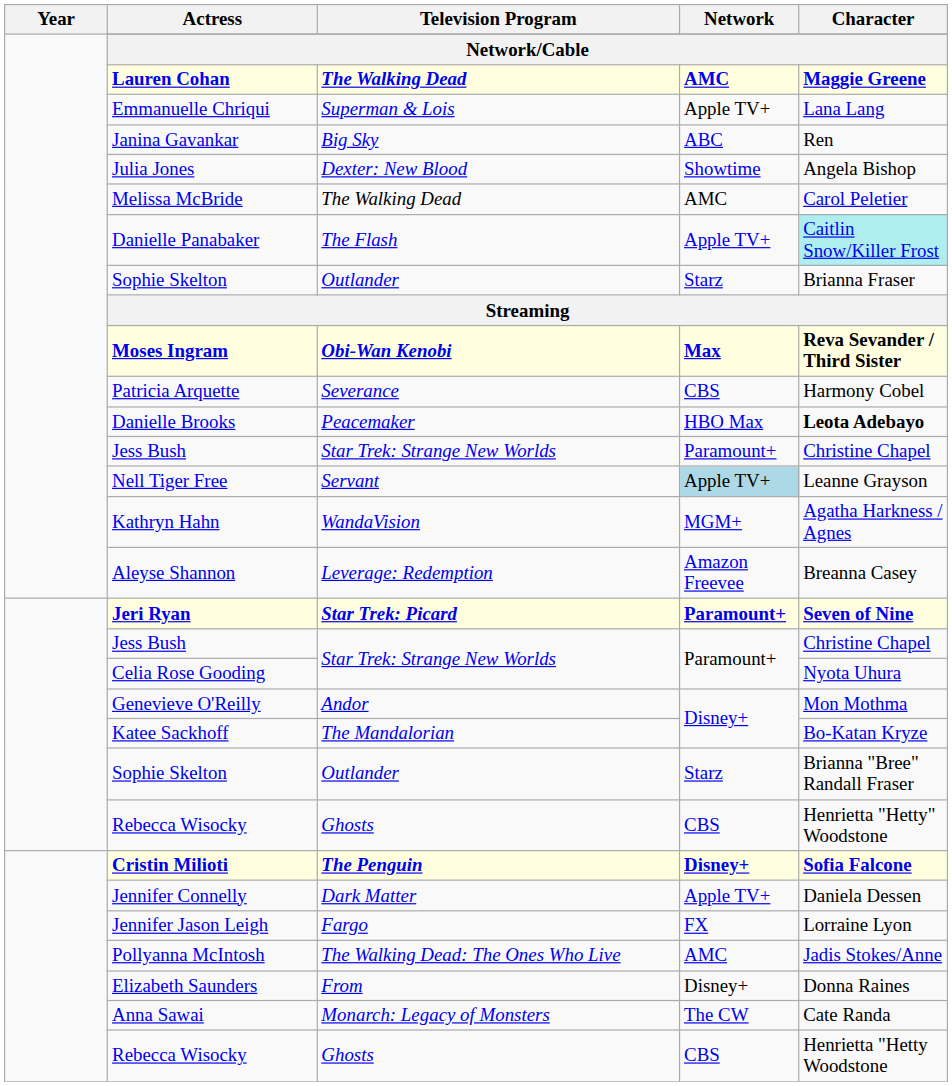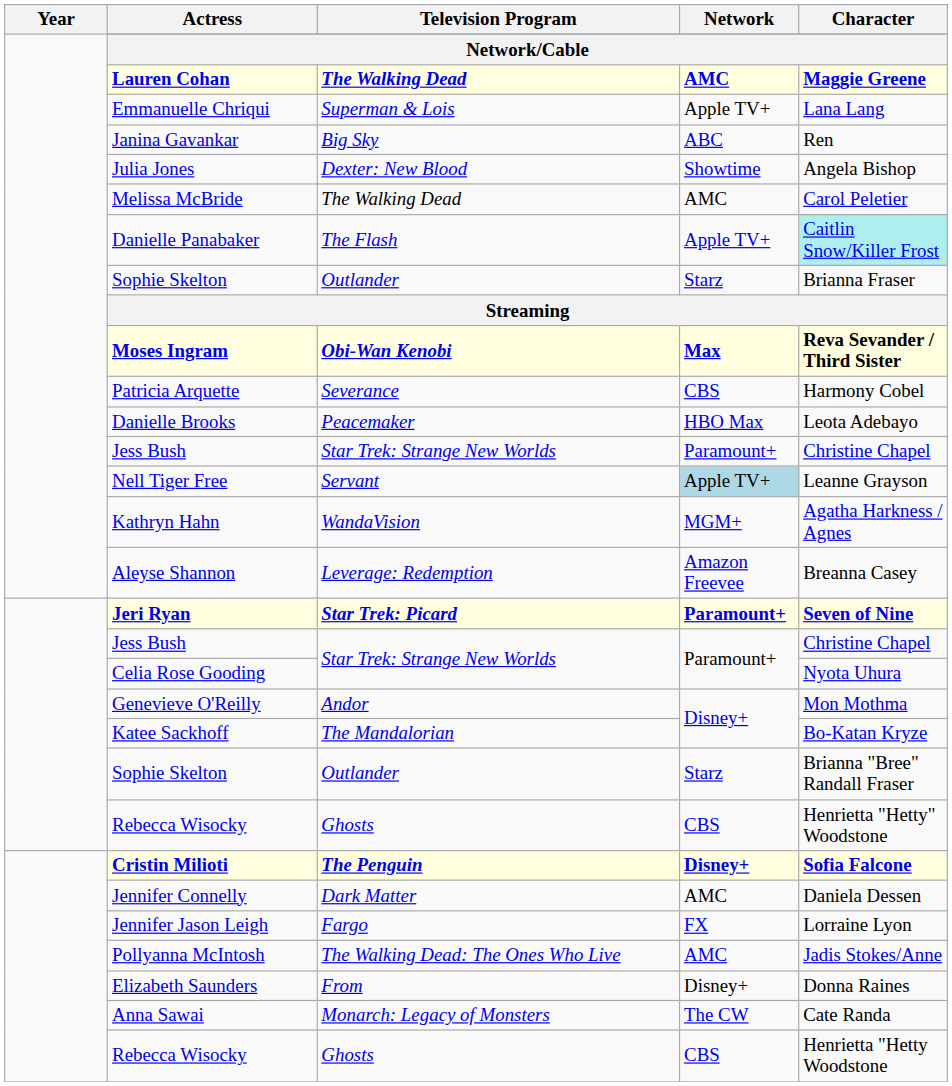(864, 421) bold -> (861, 421) normal
(727, 895) Apple TV+ -> (706, 895) AMC
